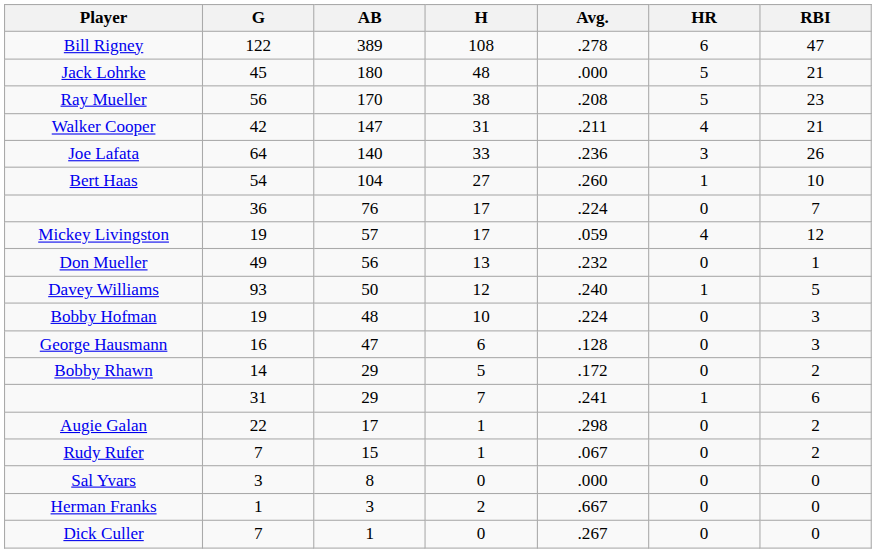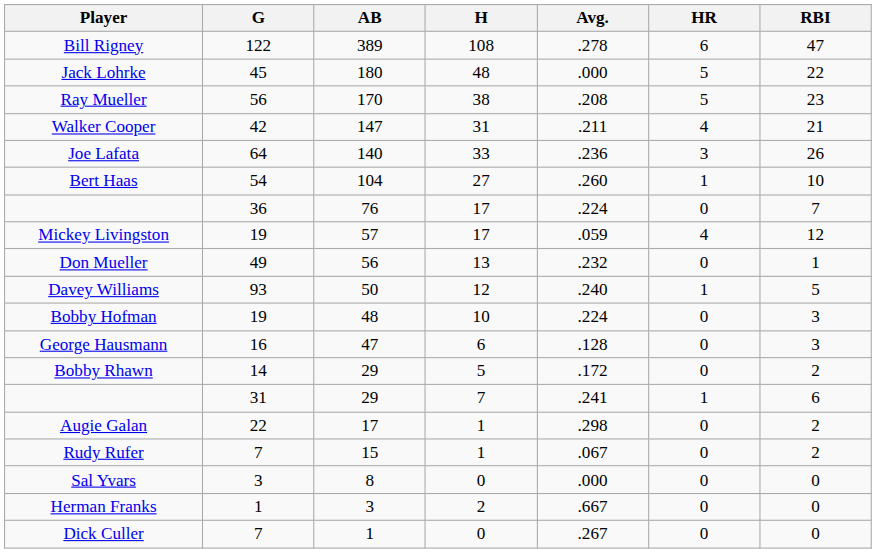(815, 72) 21 -> (815, 72) 22
